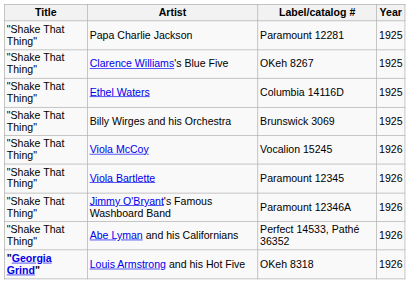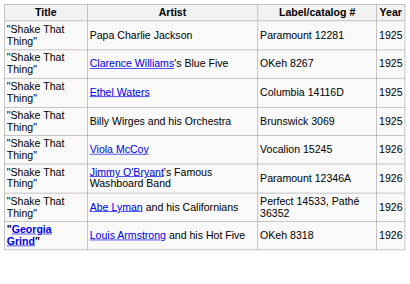- row: (122, 178)
